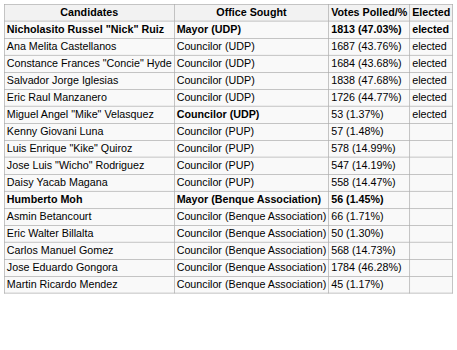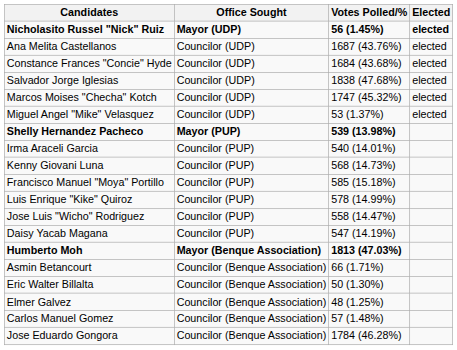(366, 30) 1813 (47.03%) -> (357, 30) 56 (1.45%)
+ row: (82, 98)
- row: (57, 98)
(218, 115) bold -> (216, 115) normal
+ row: (75, 132)
+ row: (52, 149)
(357, 132) 57 (1.48%) -> (363, 166) 568 (14.73%)
+ row: (85, 183)
(363, 166) 547 (14.19%) -> (363, 217) 558 (14.47%)
(363, 183) 558 (14.47%) -> (363, 234) 547 (14.19%)
(357, 200) 56 (1.45%) -> (366, 251) 1813 (47.03%)
+ row: (39, 302)
(363, 251) 568 (14.73%) -> (357, 319) 57 (1.48%)
- row: (62, 285)
